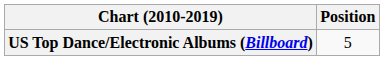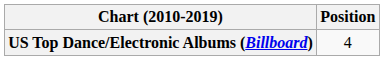(348, 42) 5 -> (348, 42) 4
